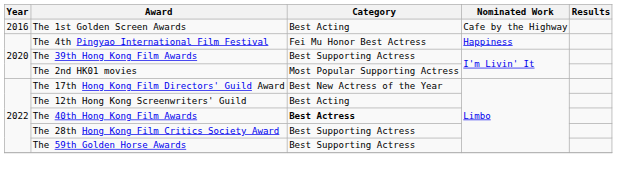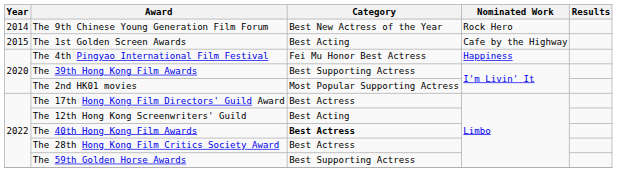+ row: (151, 27)
(17, 27) 2016 -> (17, 41) 2015
(366, 86) Best New Actress of the Year -> (322, 101) Best Actress
(352, 130) Best Supporting Actress -> (322, 145) Best Actress
